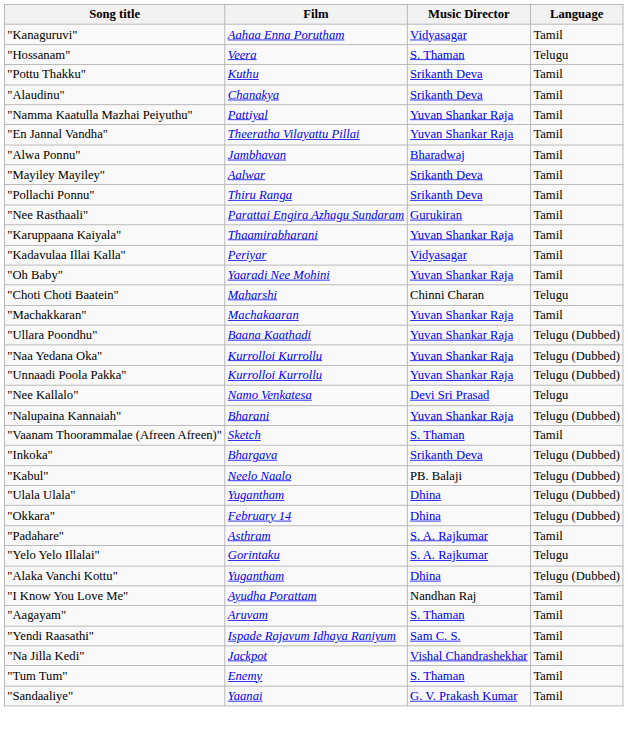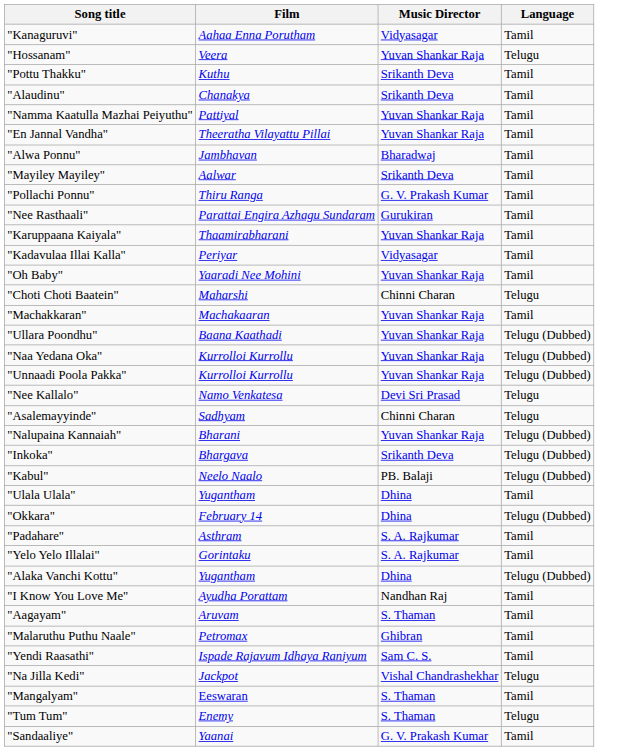(437, 54) S. Thaman -> (432, 54) Yuvan Shankar Raja
(446, 194) Srikanth Deva -> (434, 194) G. V. Prakash Kumar
+ row: (52, 415)
- row: (115, 435)
(577, 495) Telugu (Dubbed) -> (519, 495) Tamil
(551, 555) Telugu -> (519, 555) Tamil
+ row: (71, 635)
(548, 656) Tamil -> (522, 676) Telugu
+ row: (43, 696)
(548, 676) Tamil -> (522, 716) Telugu
